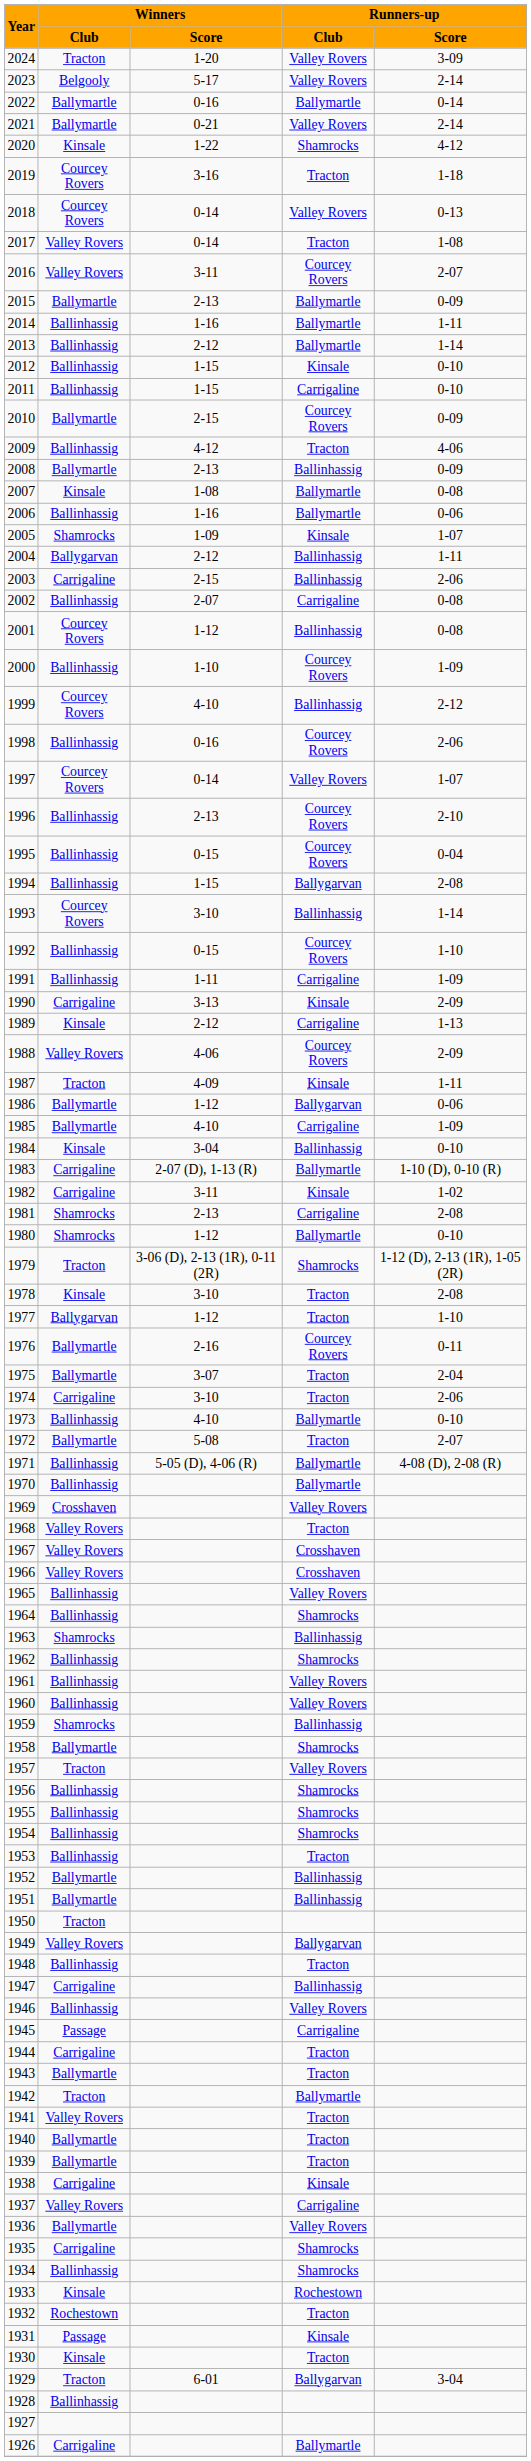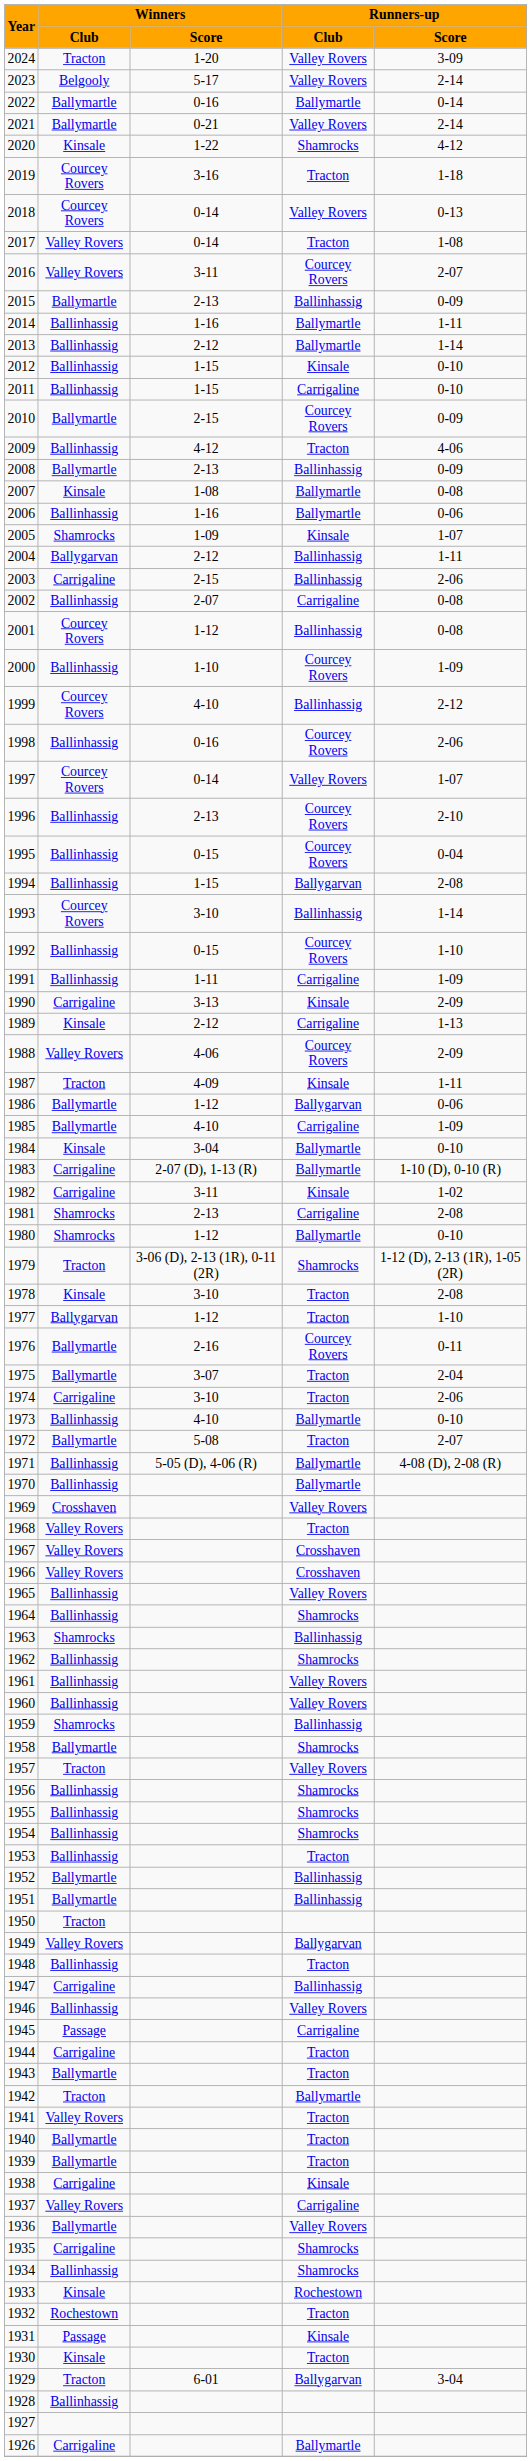(328, 301) Ballymartle -> (328, 301) Ballinhassig
(328, 1148) Ballinhassig -> (328, 1148) Ballymartle
